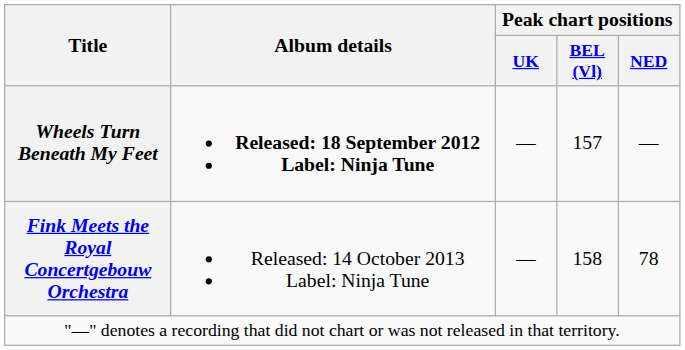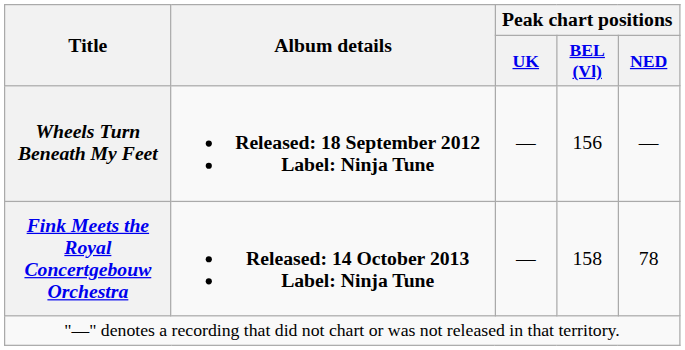(587, 143) 157 -> (587, 143) 156
(333, 269) normal -> (333, 269) bold
